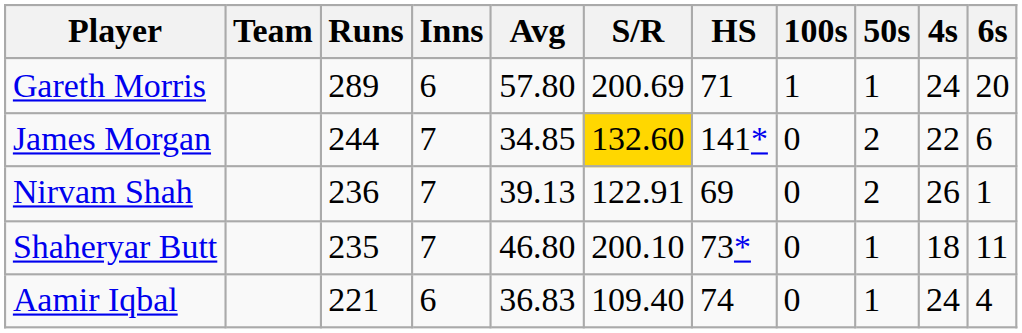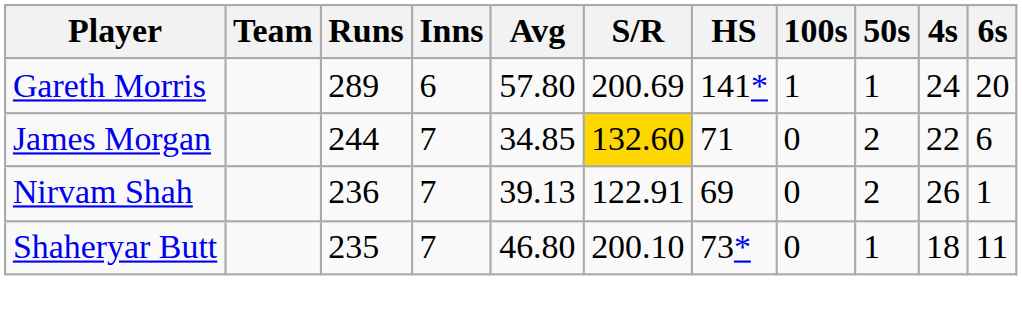(717, 85) 71 -> (734, 85) 141*
(734, 138) 141* -> (717, 138) 71
- row: (95, 300)
